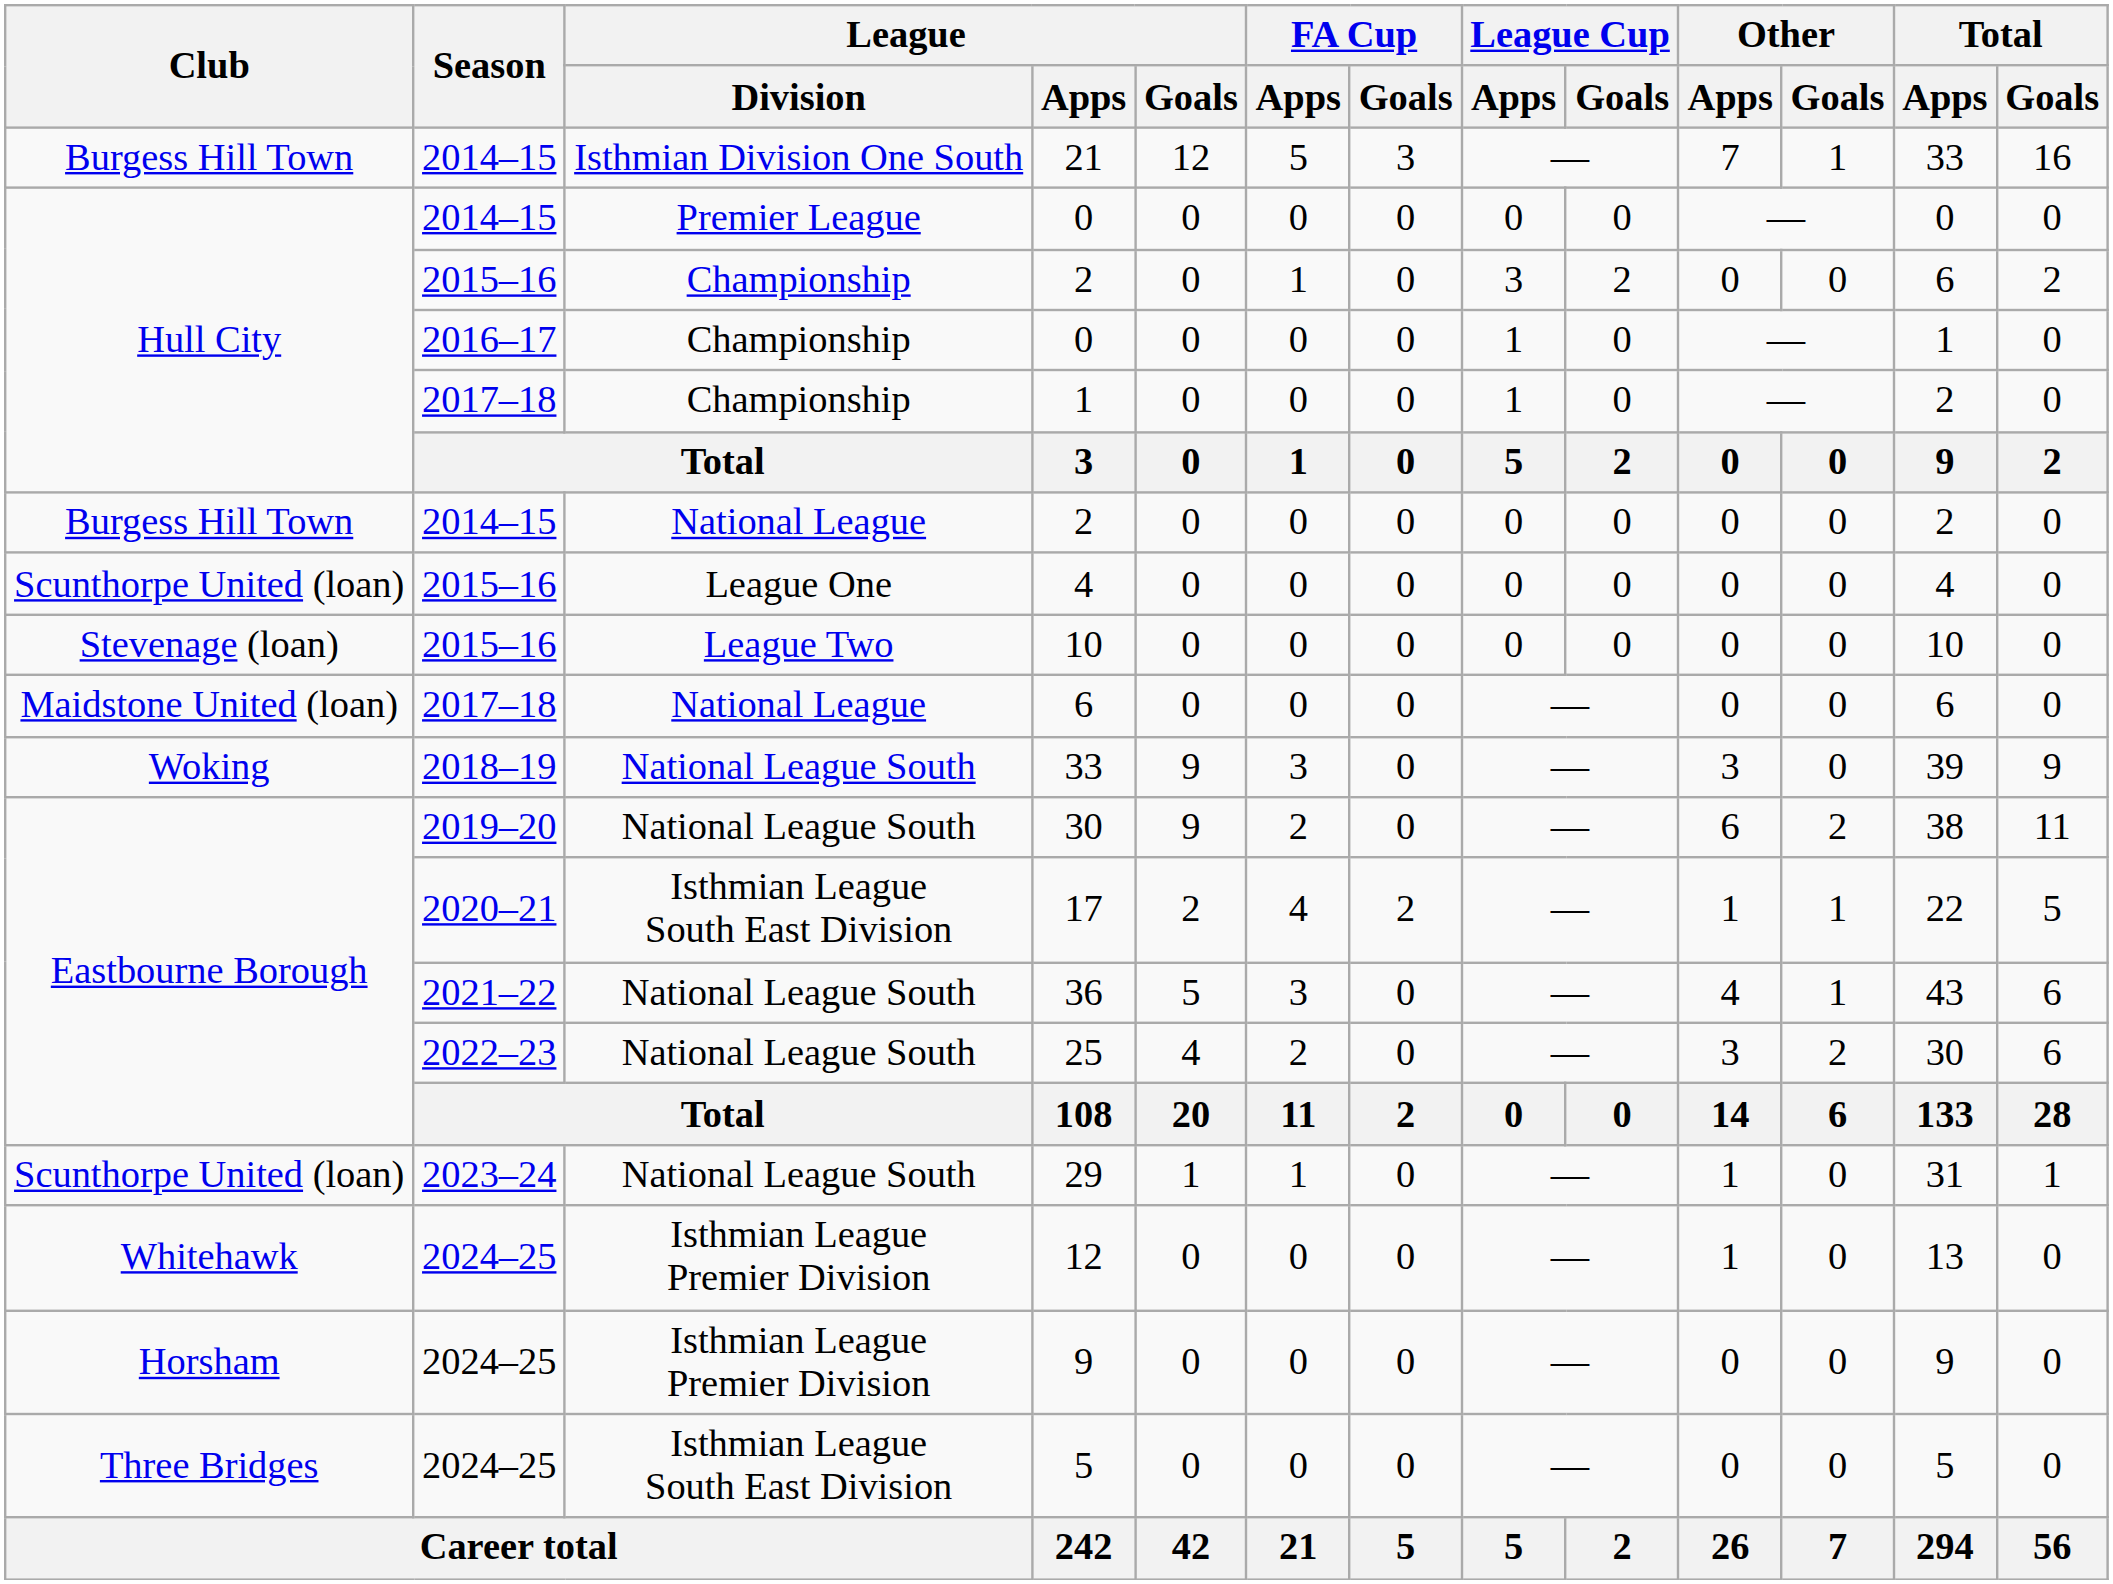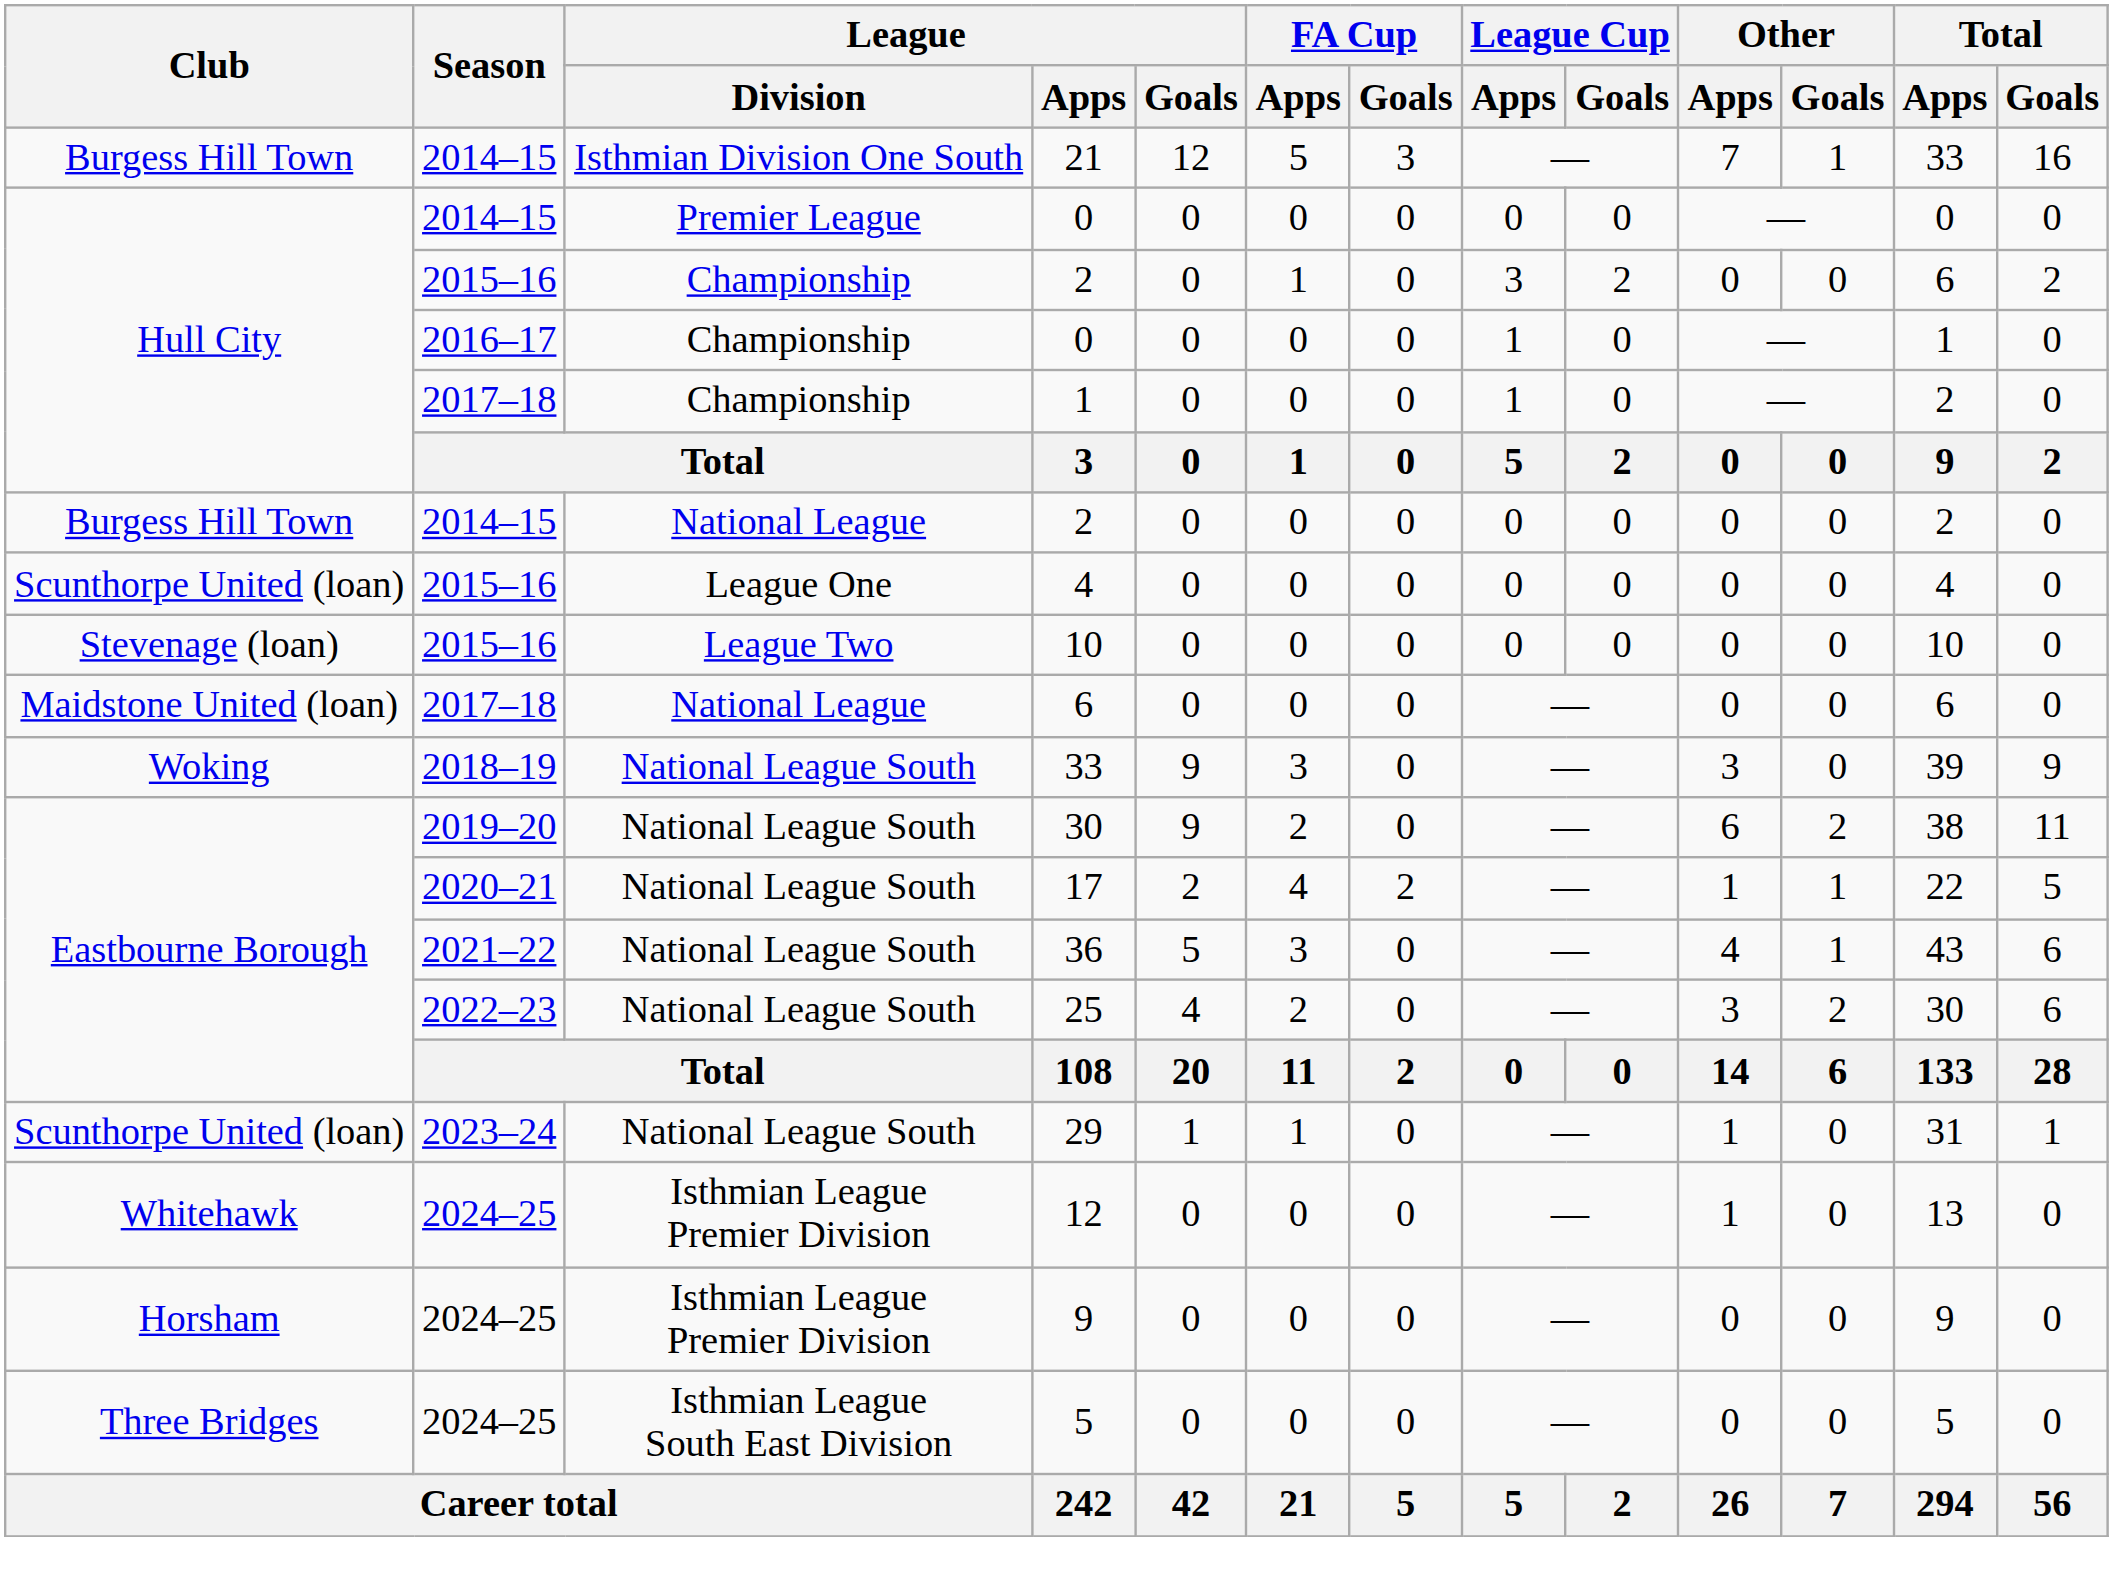(799, 909) Isthmian League South East Division -> (799, 887) National League South
